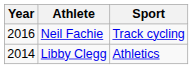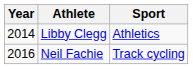rows swapped: (74, 53) <-> (72, 34)
